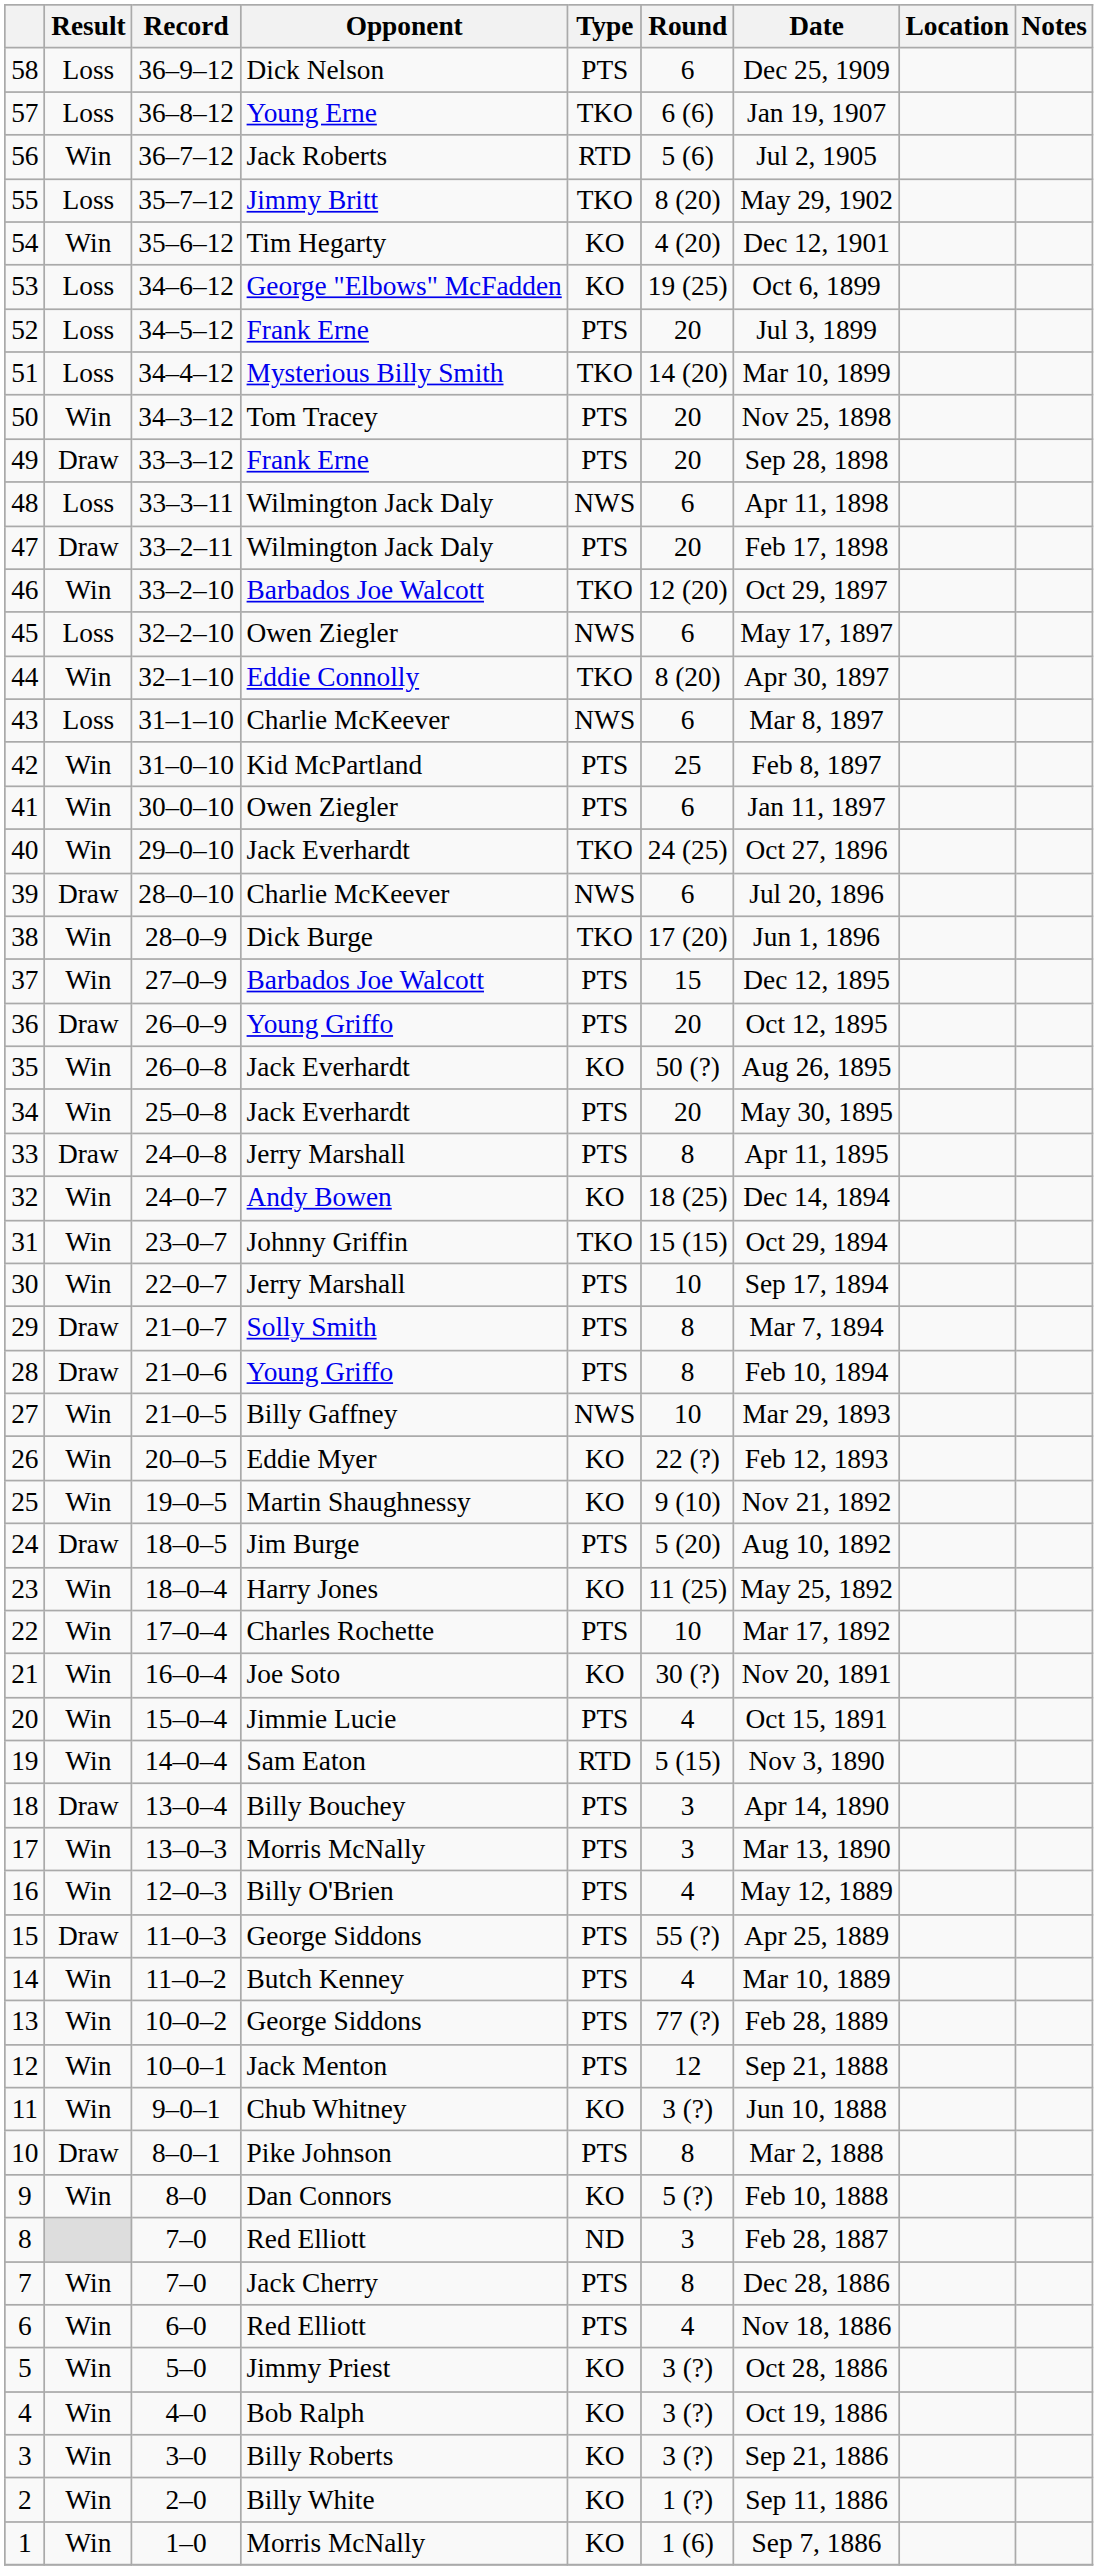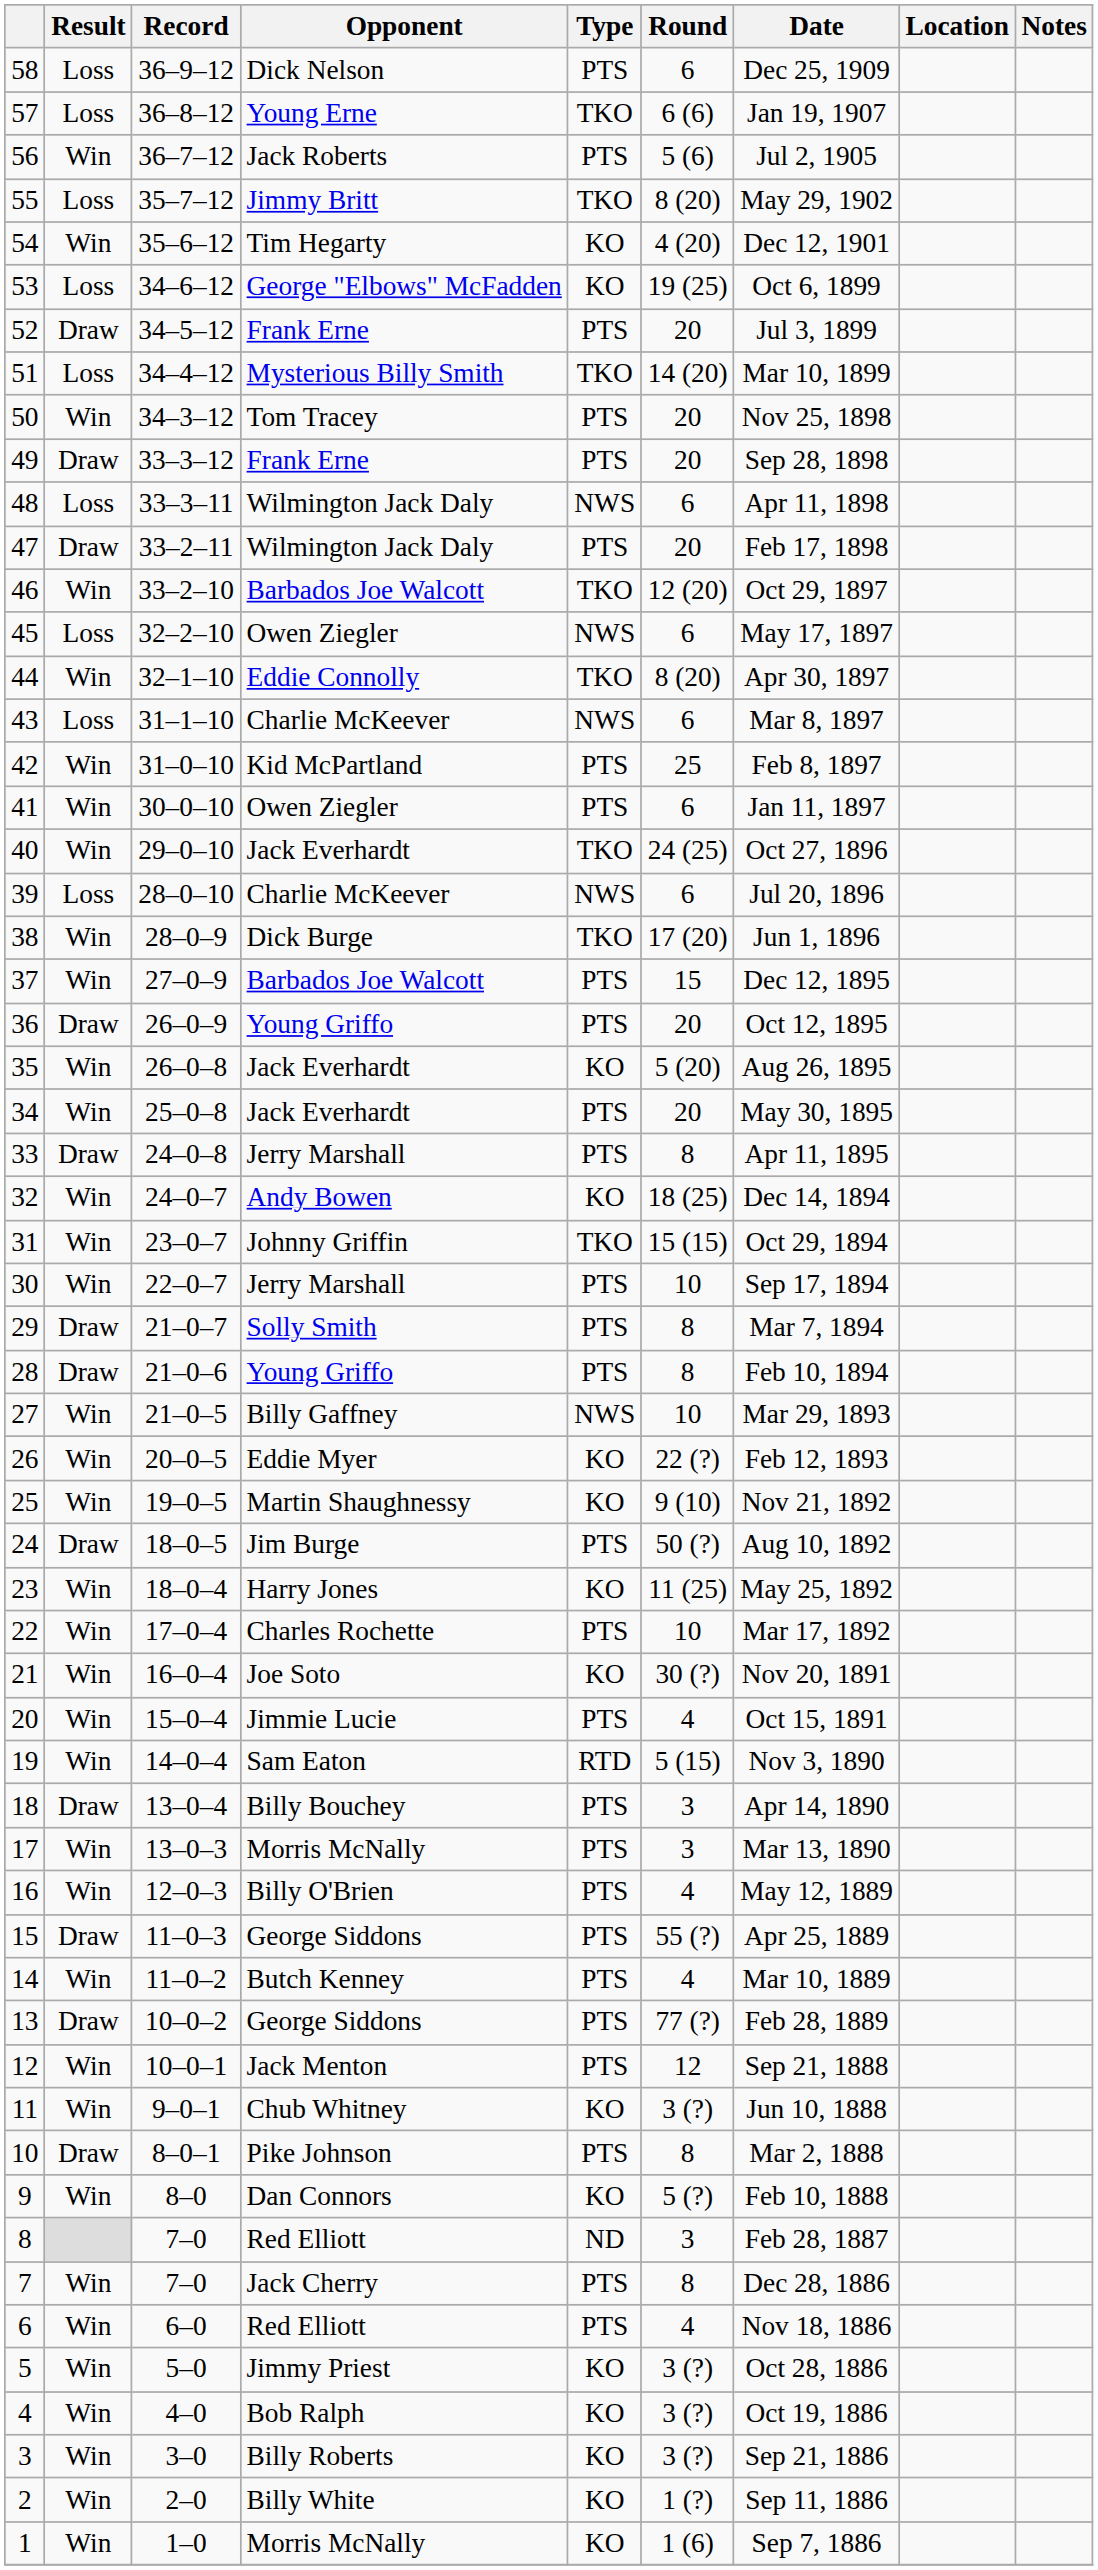(605, 156) RTD -> (605, 156) PTS
(88, 329) Loss -> (88, 329) Draw
(88, 894) Draw -> (88, 894) Loss
(688, 1067) 50 (?) -> (688, 1067) 5 (20)
(688, 1544) 5 (20) -> (688, 1544) 50 (?)
(88, 2022) Win -> (88, 2022) Draw
